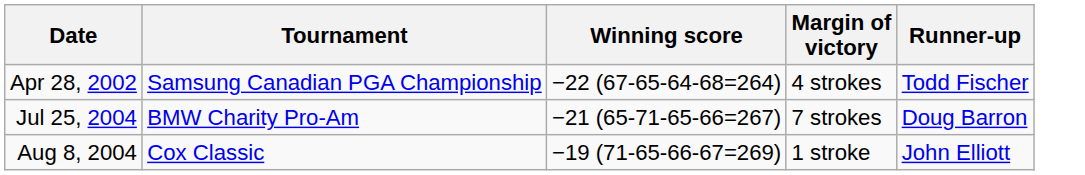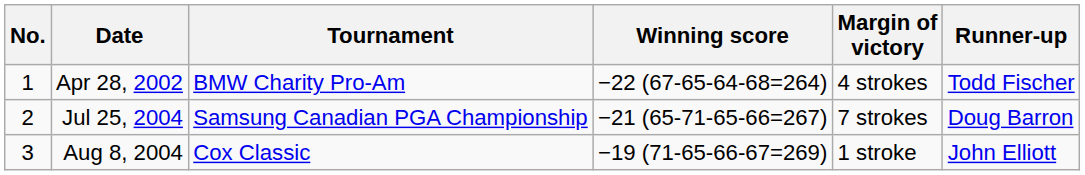+ column: (28, 35)
(344, 82) Samsung Canadian PGA Championship -> (299, 82) BMW Charity Pro-Am
(253, 118) BMW Charity Pro-Am -> (390, 118) Samsung Canadian PGA Championship
